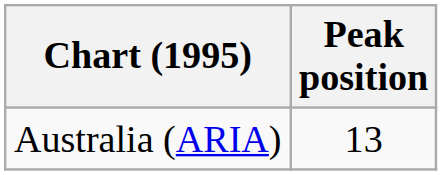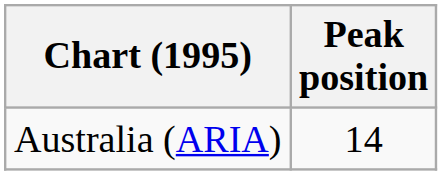(364, 137) 13 -> (364, 137) 14
